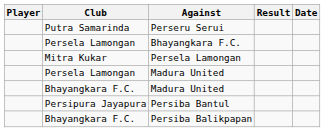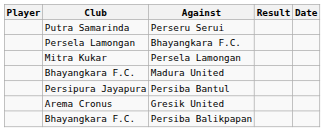- row: (90, 73)
+ row: (79, 104)
